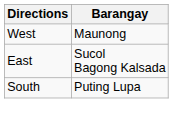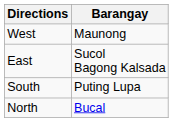+ row: (23, 107)
